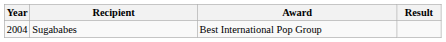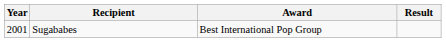(17, 29) 2004 -> (17, 29) 2001
